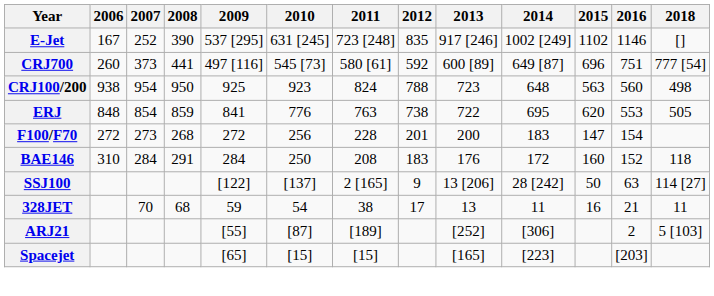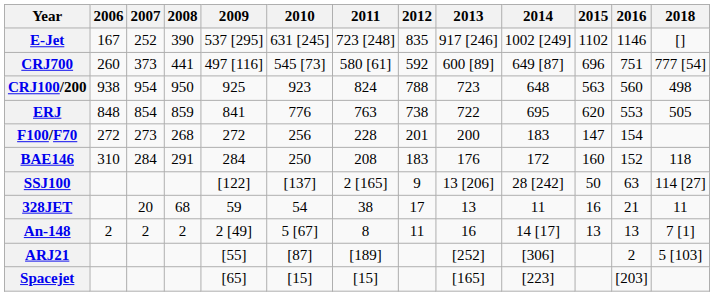(145, 207) 70 -> (145, 207) 20
+ row: (47, 231)
